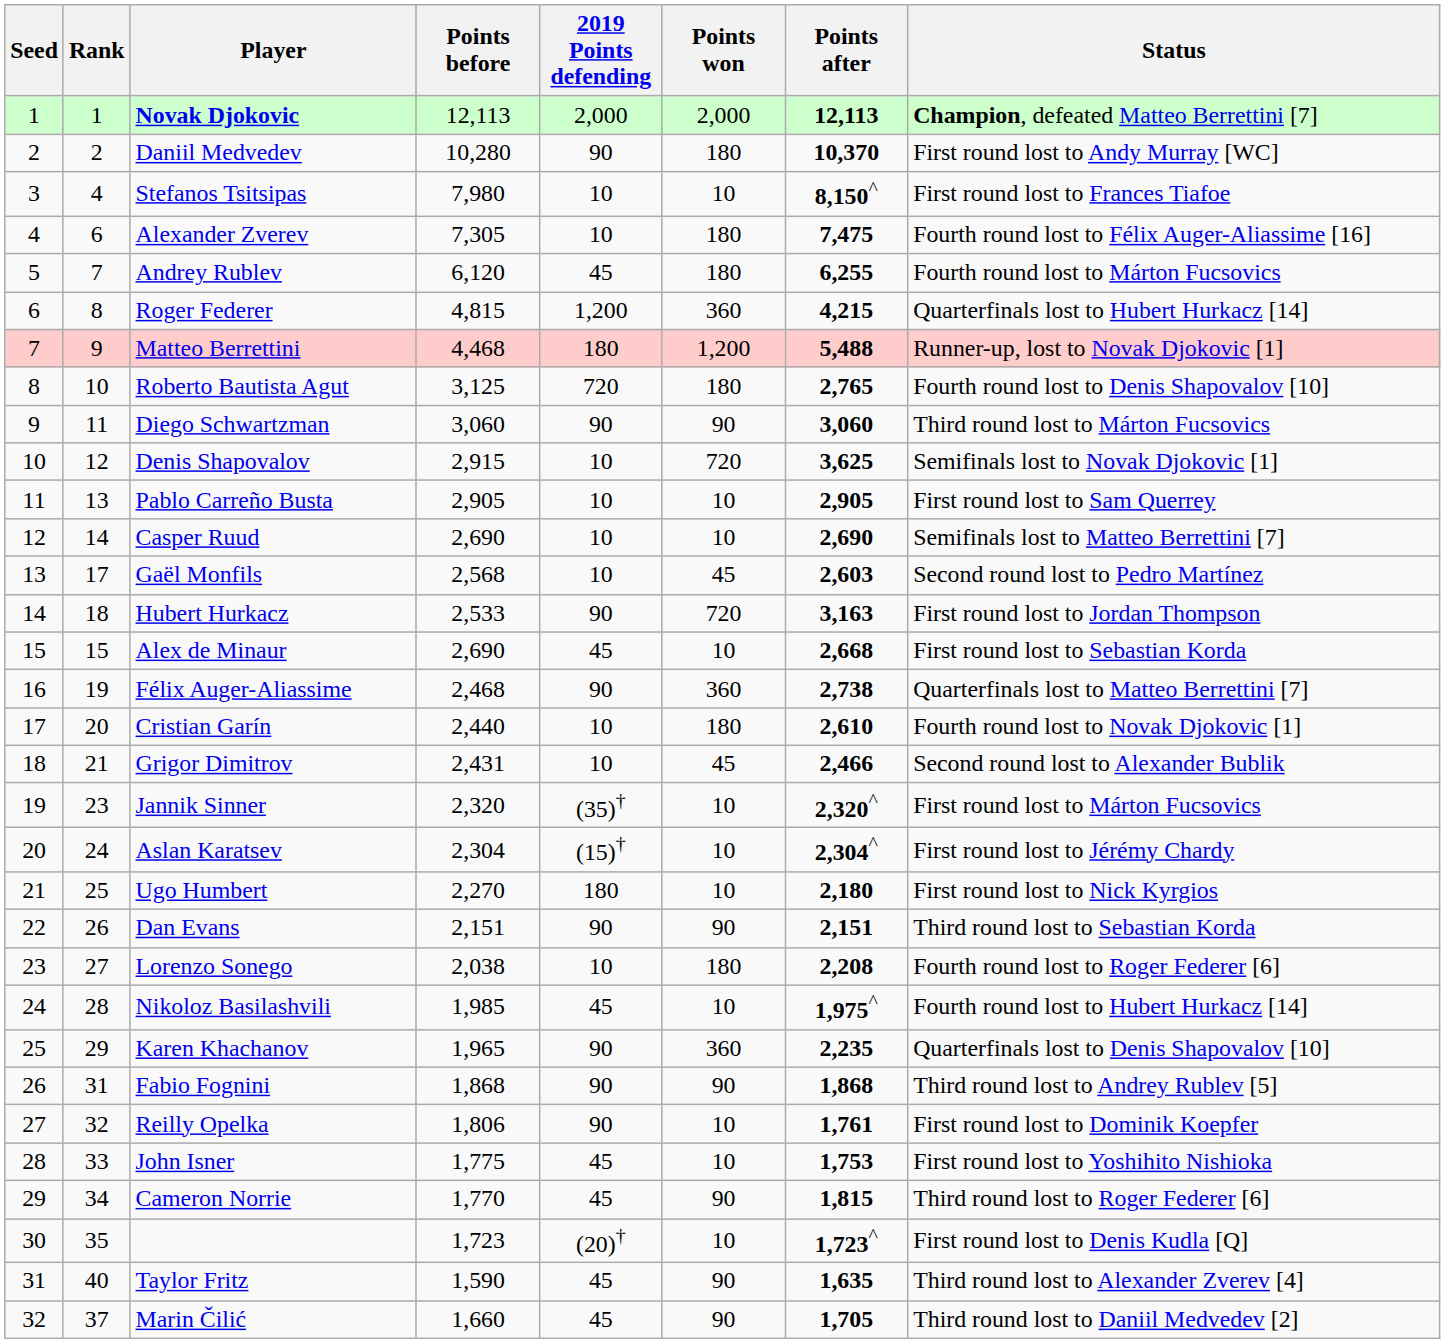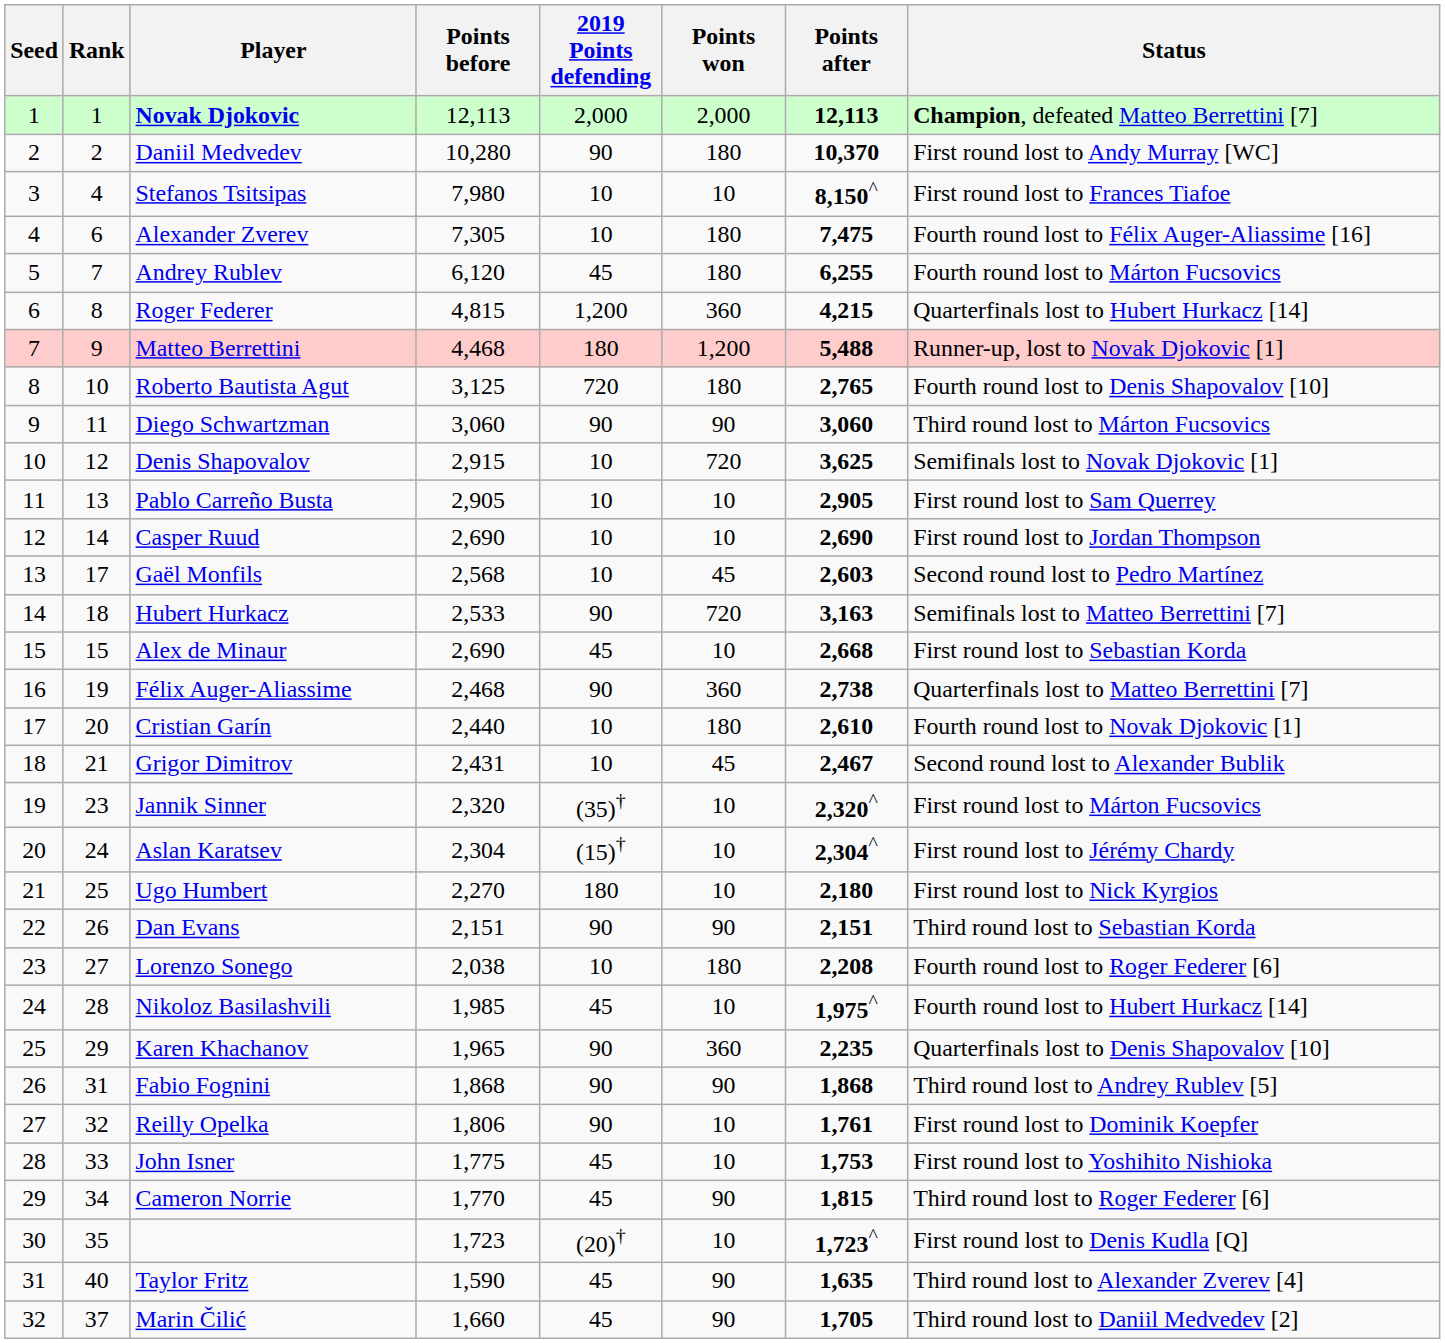(1099, 537) Semifinals lost to Matteo Berrettini [7] -> (1087, 537) First round lost to Jordan Thompson
(1087, 612) First round lost to Jordan Thompson -> (1099, 612) Semifinals lost to Matteo Berrettini [7]
(846, 764) 2,466 -> (846, 764) 2,467
